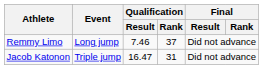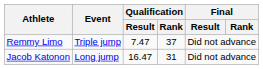(97, 42) Long jump -> (98, 42) Triple jump
(140, 42) 7.46 -> (140, 42) 7.47
(98, 57) Triple jump -> (97, 57) Long jump
